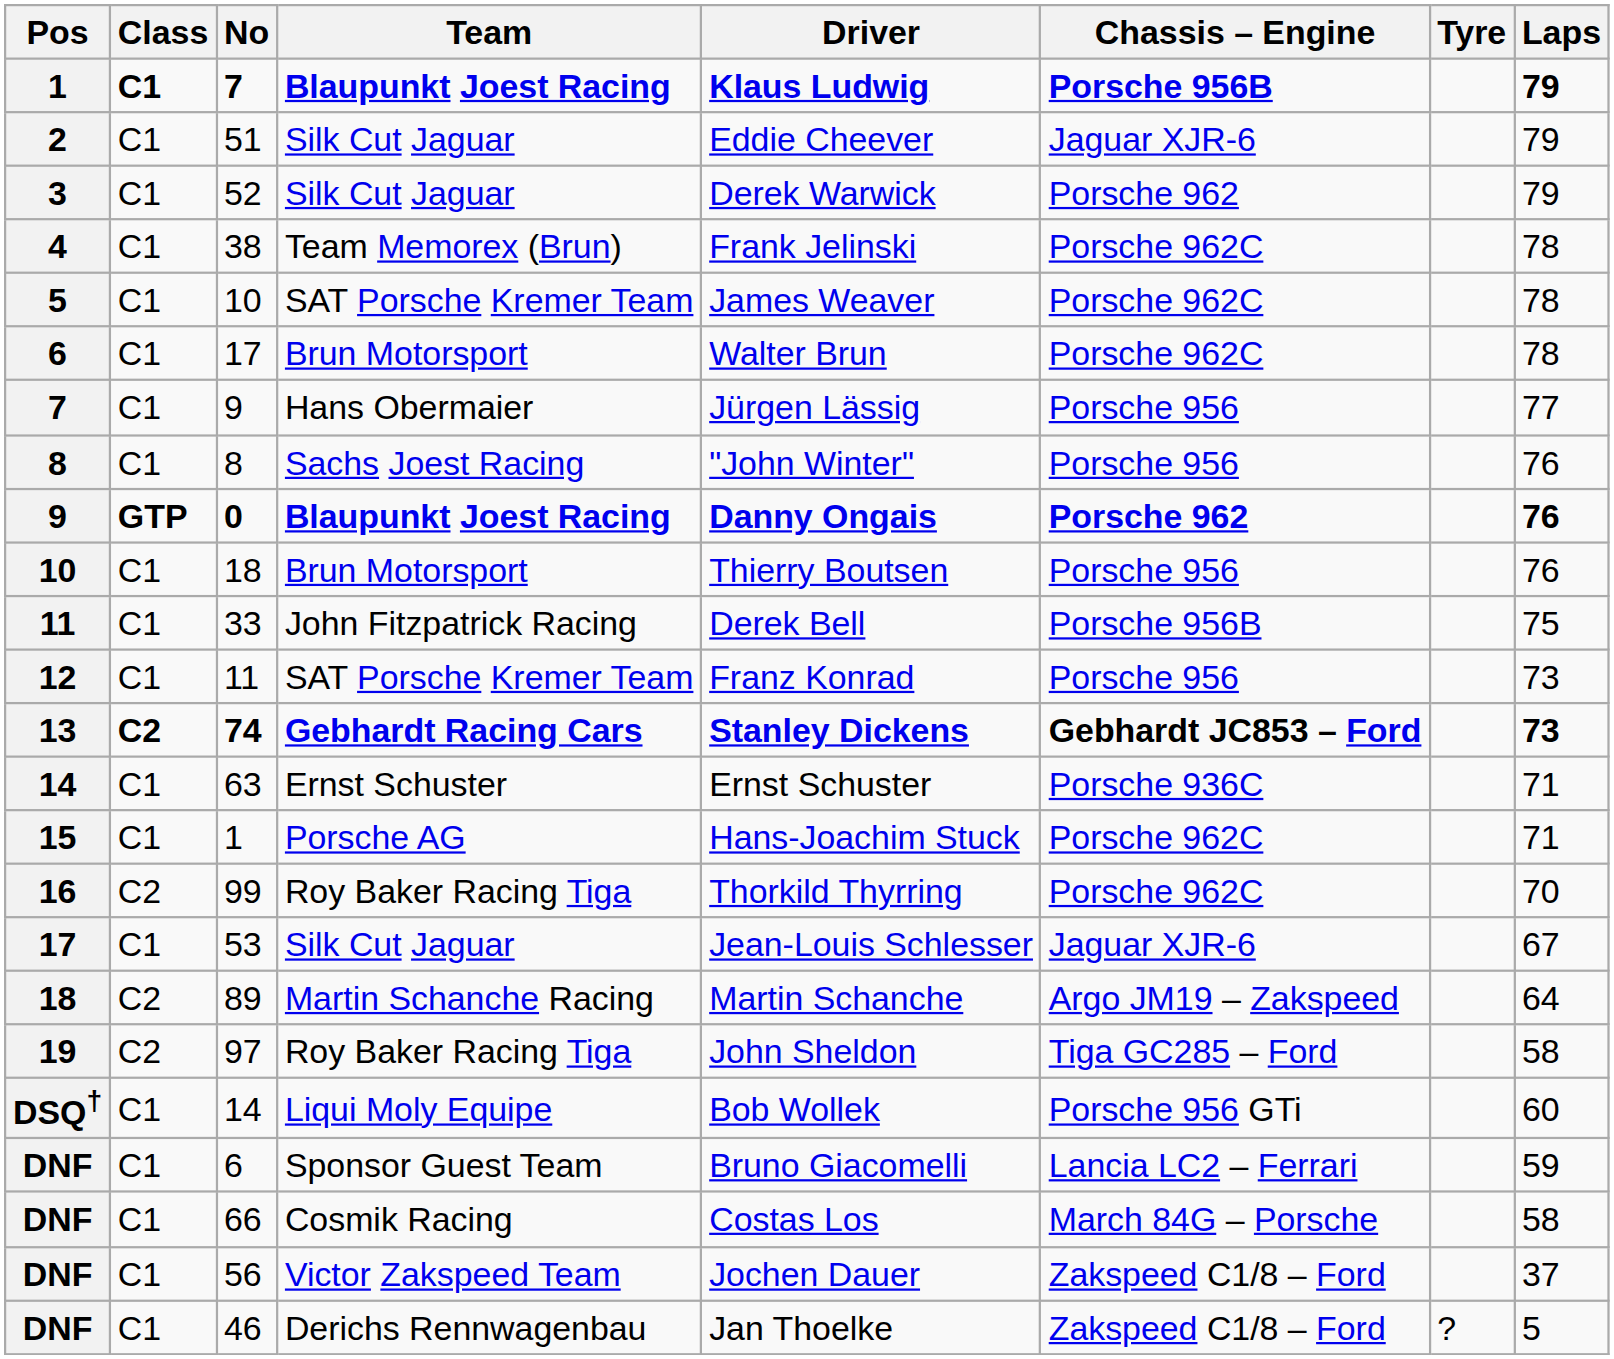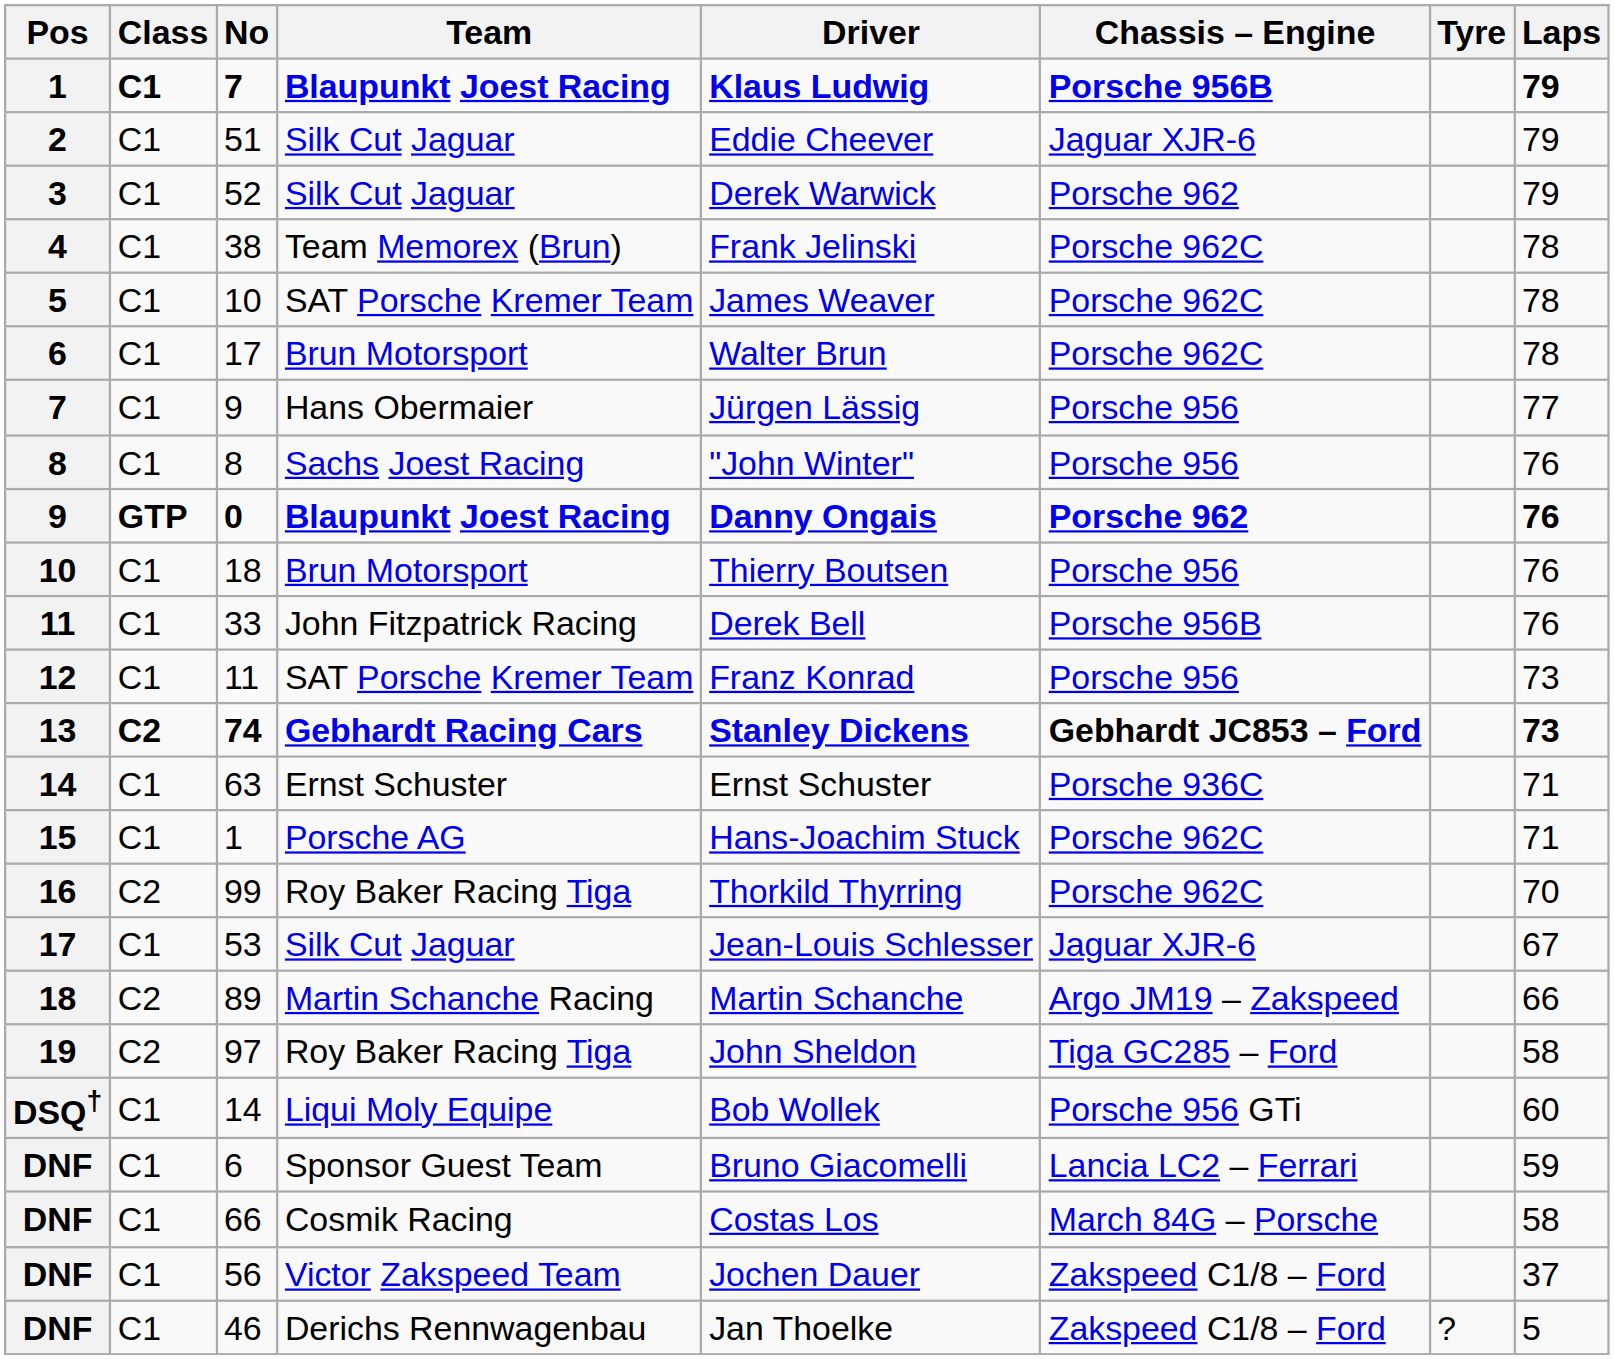(1541, 622) 75 -> (1541, 622) 76
(1541, 998) 64 -> (1541, 998) 66
